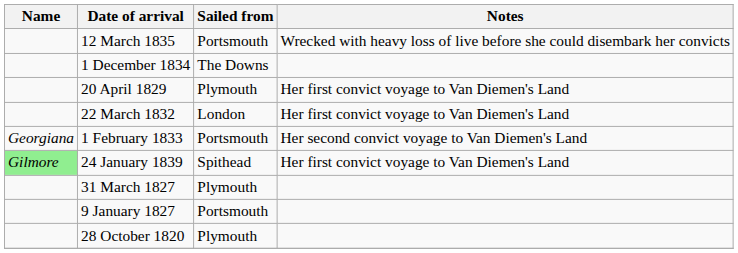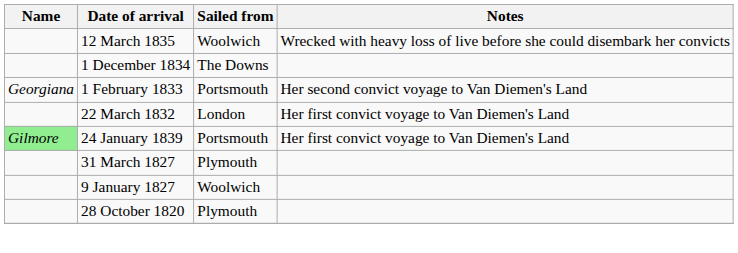(233, 41) Portsmouth -> (229, 41) Woolwich
- row: (124, 89)
rows swapped: (132, 138) <-> (128, 114)
(224, 162) Spithead -> (233, 138) Portsmouth
(233, 211) Portsmouth -> (229, 187) Woolwich
